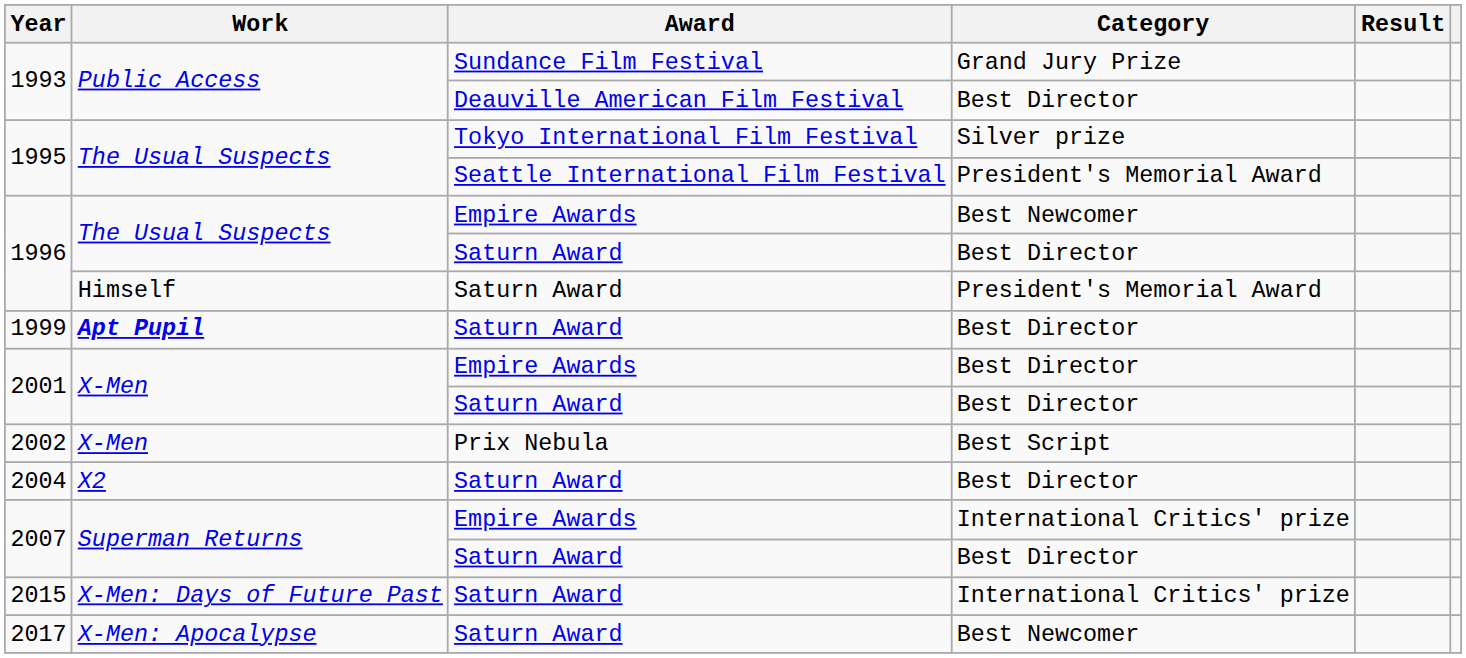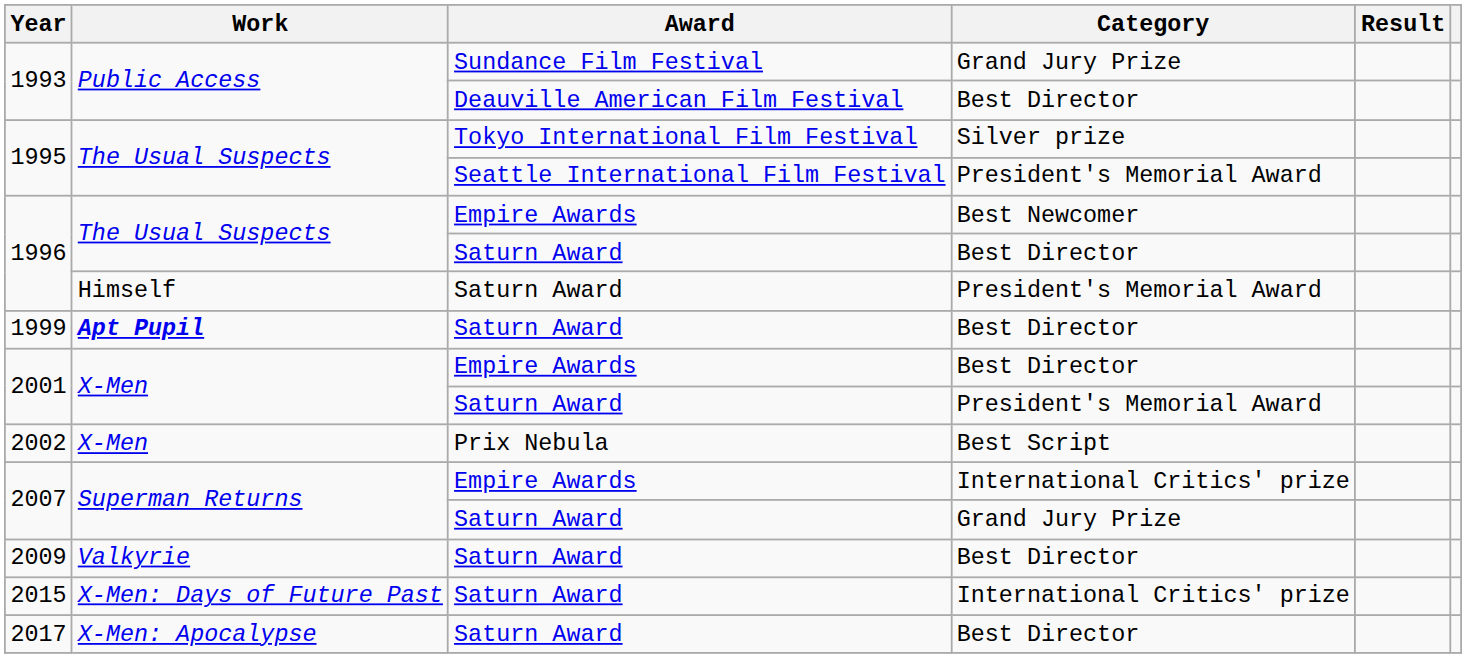(1048, 405) Best Director -> (1139, 405) President's Memorial Award
- row: (39, 482)
(1048, 558) Best Director -> (1069, 520) Grand Jury Prize
+ row: (39, 558)
(1048, 634) Best Newcomer -> (1048, 634) Best Director
